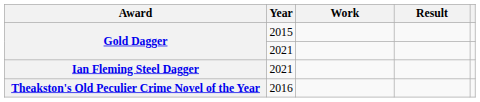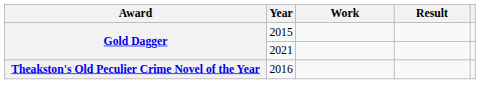- row: (136, 69)
